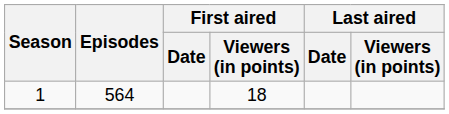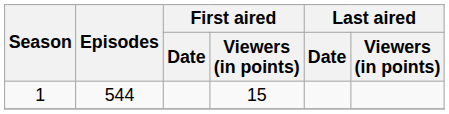(120, 94) 564 -> (120, 94) 544
(257, 94) 18 -> (257, 94) 15
